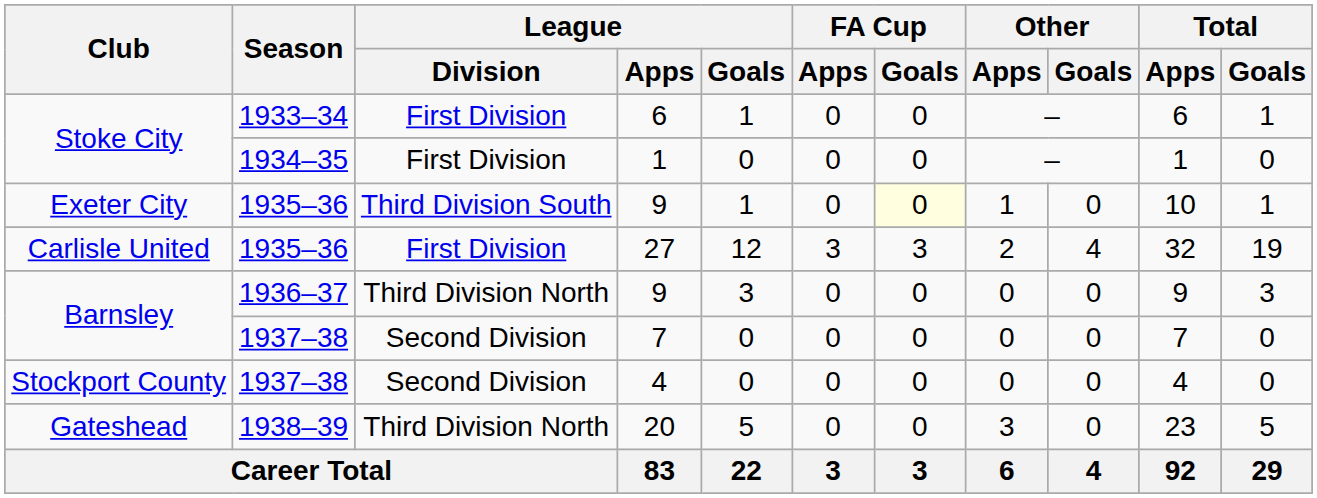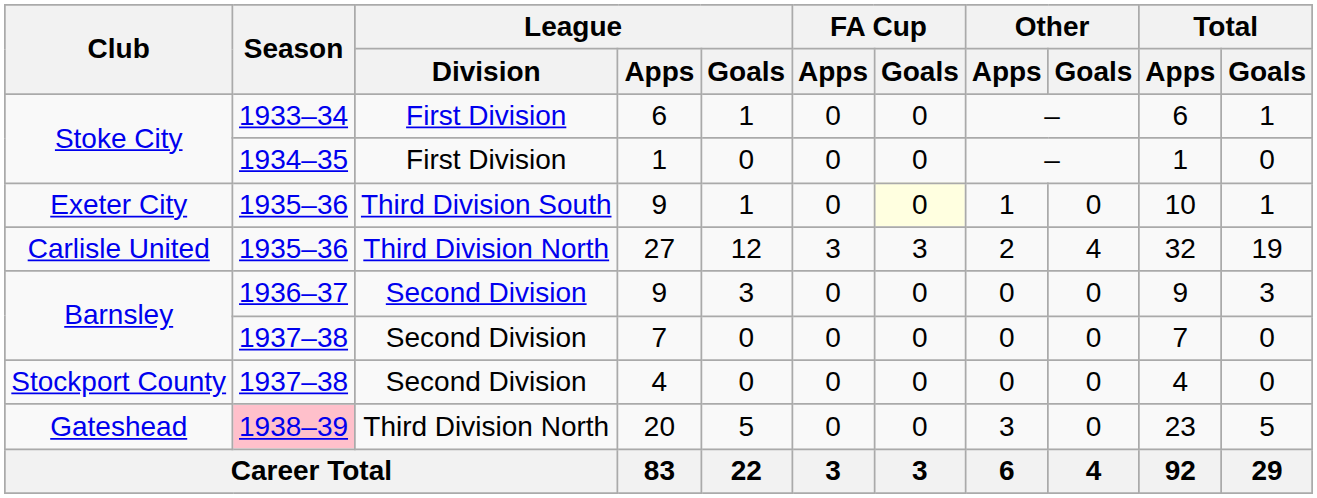(486, 248) First Division -> (486, 248) Third Division North
(486, 293) Third Division North -> (486, 293) Second Division
(294, 426) no background -> (294, 426) pink background
